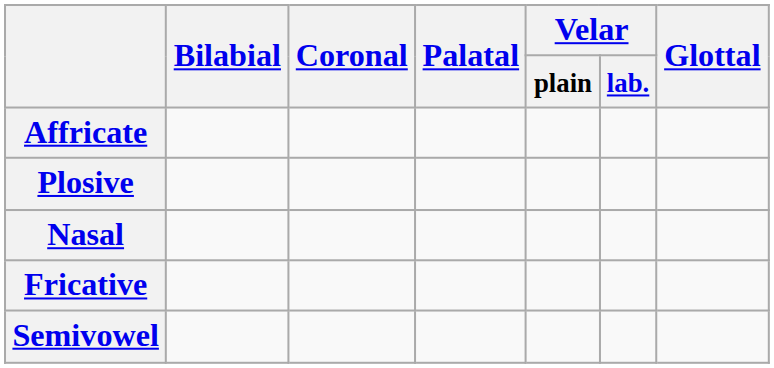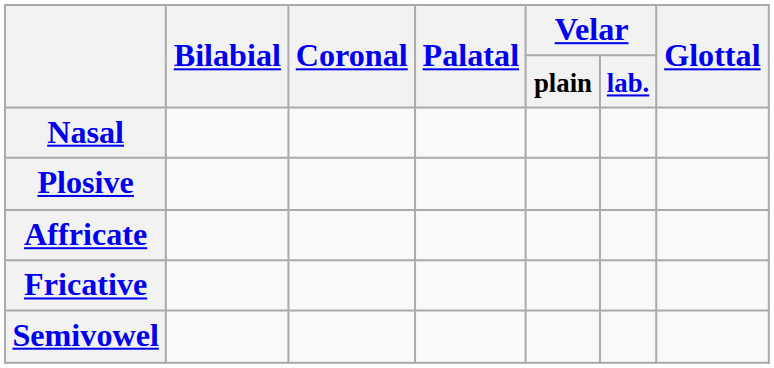rows swapped: (86, 234) <-> (86, 132)
